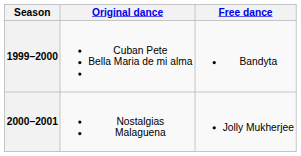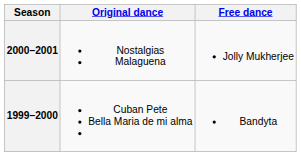rows swapped: (32, 121) <-> (32, 56)
